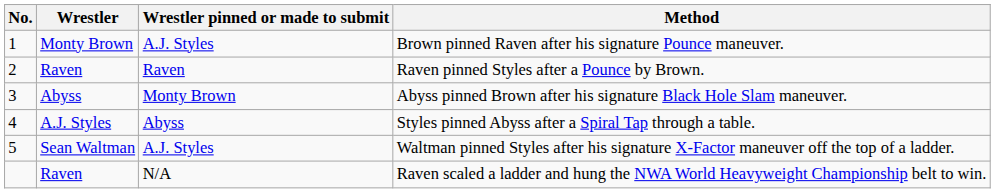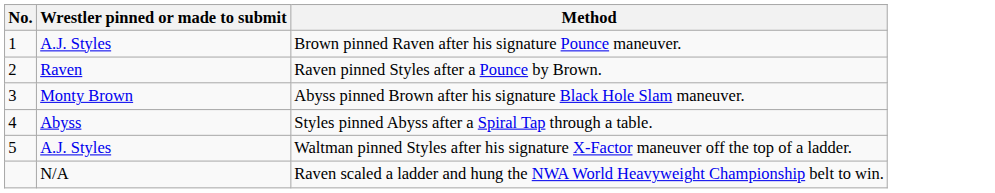- column: (88, 17)
